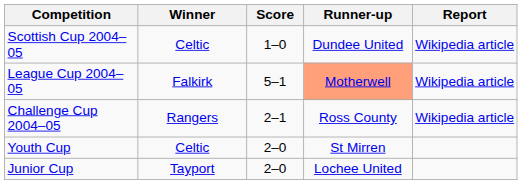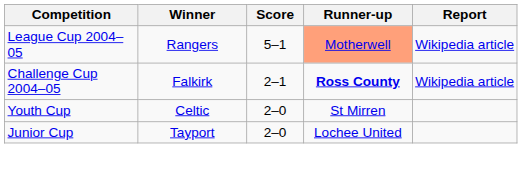- row: (67, 44)
(192, 81) Falkirk -> (192, 44) Rangers
(192, 118) Rangers -> (192, 81) Falkirk
(358, 118) normal -> (358, 81) bold
